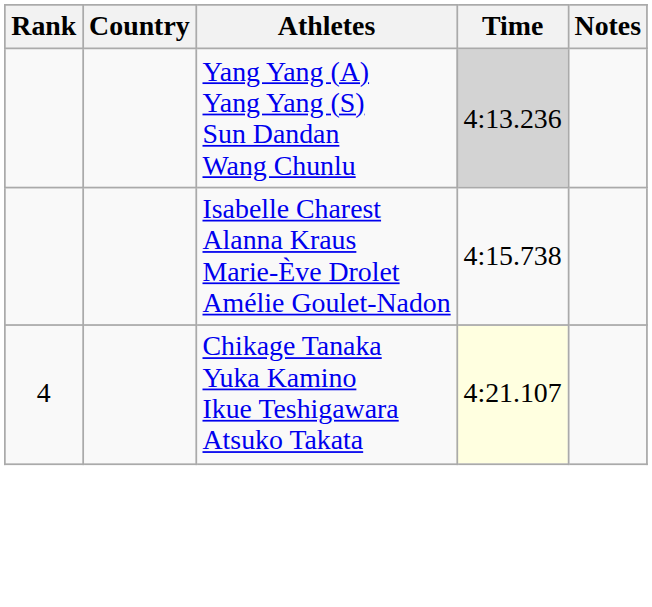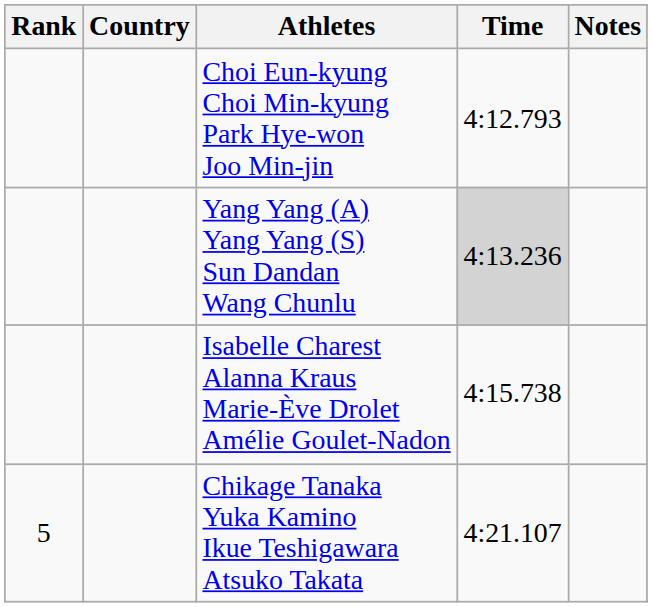+ row: (296, 117)
(44, 393) 4 -> (44, 532) 5
(513, 393) lightyellow background -> (513, 532) no background
